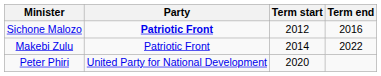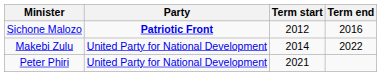(177, 46) Patriotic Front -> (177, 46) United Party for National Development
(297, 63) 2020 -> (297, 63) 2021
